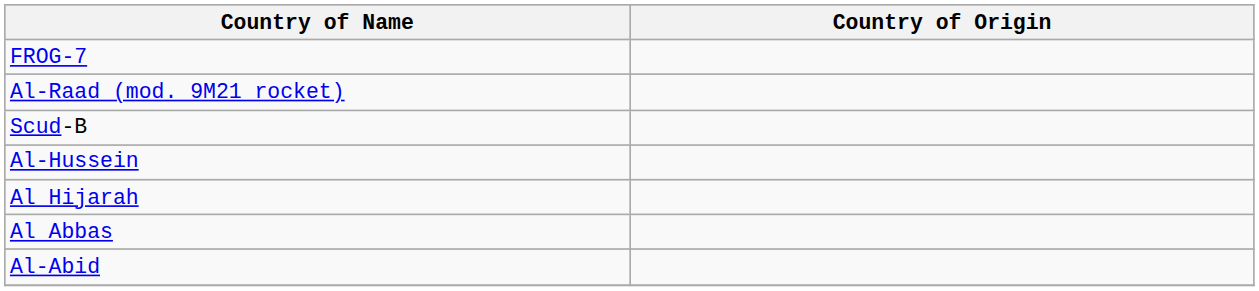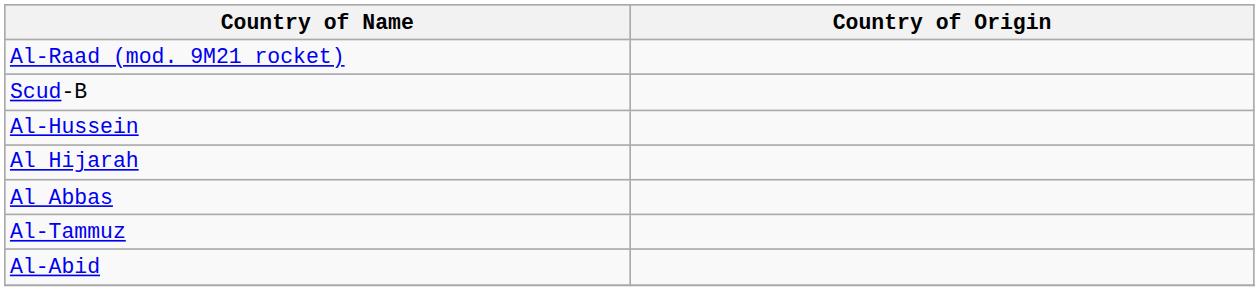- row: (49, 57)
+ row: (68, 232)
